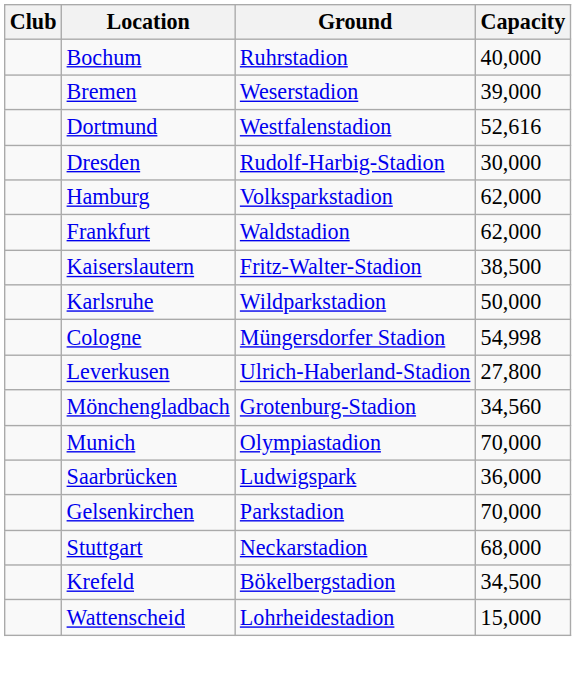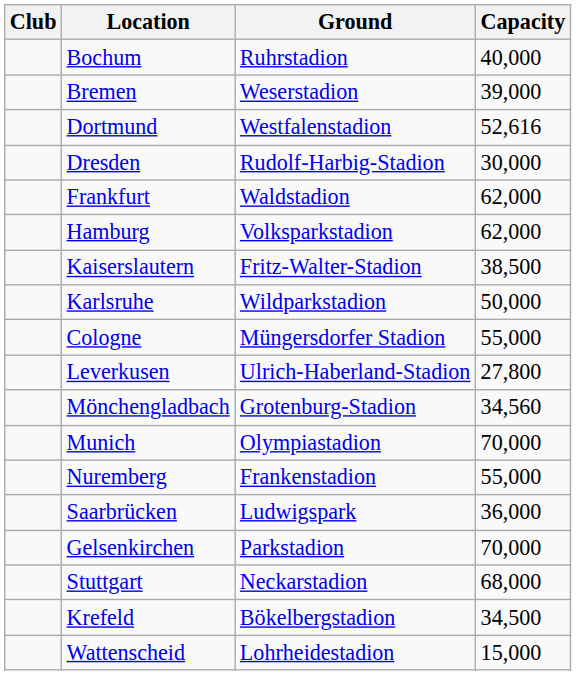rows swapped: (108, 232) <-> (108, 197)
(511, 337) 54,998 -> (511, 337) 55,000
+ row: (117, 477)
